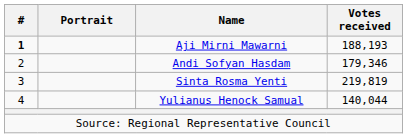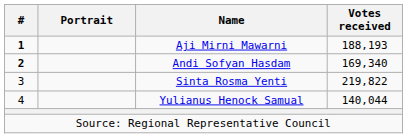(21, 63) normal -> (21, 63) bold
(365, 63) 179,346 -> (365, 63) 169,340
(365, 81) 219,819 -> (365, 81) 219,822
